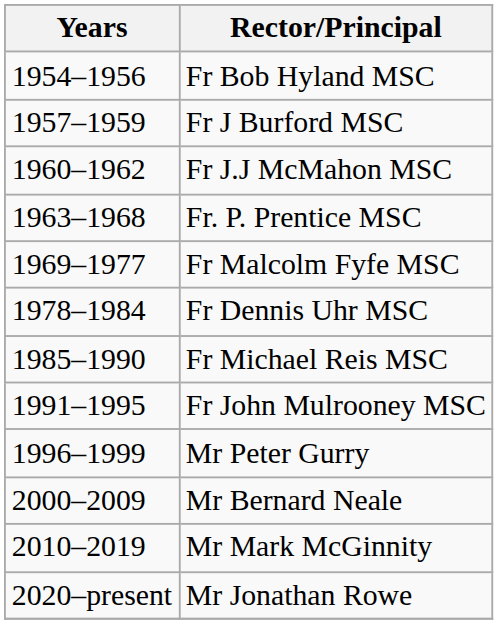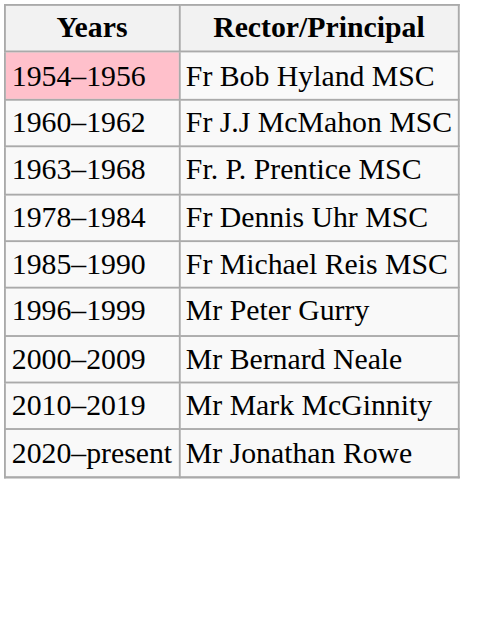(79, 75) no background -> (79, 75) pink background
- row: (295, 122)
- row: (323, 264)
- row: (336, 405)
